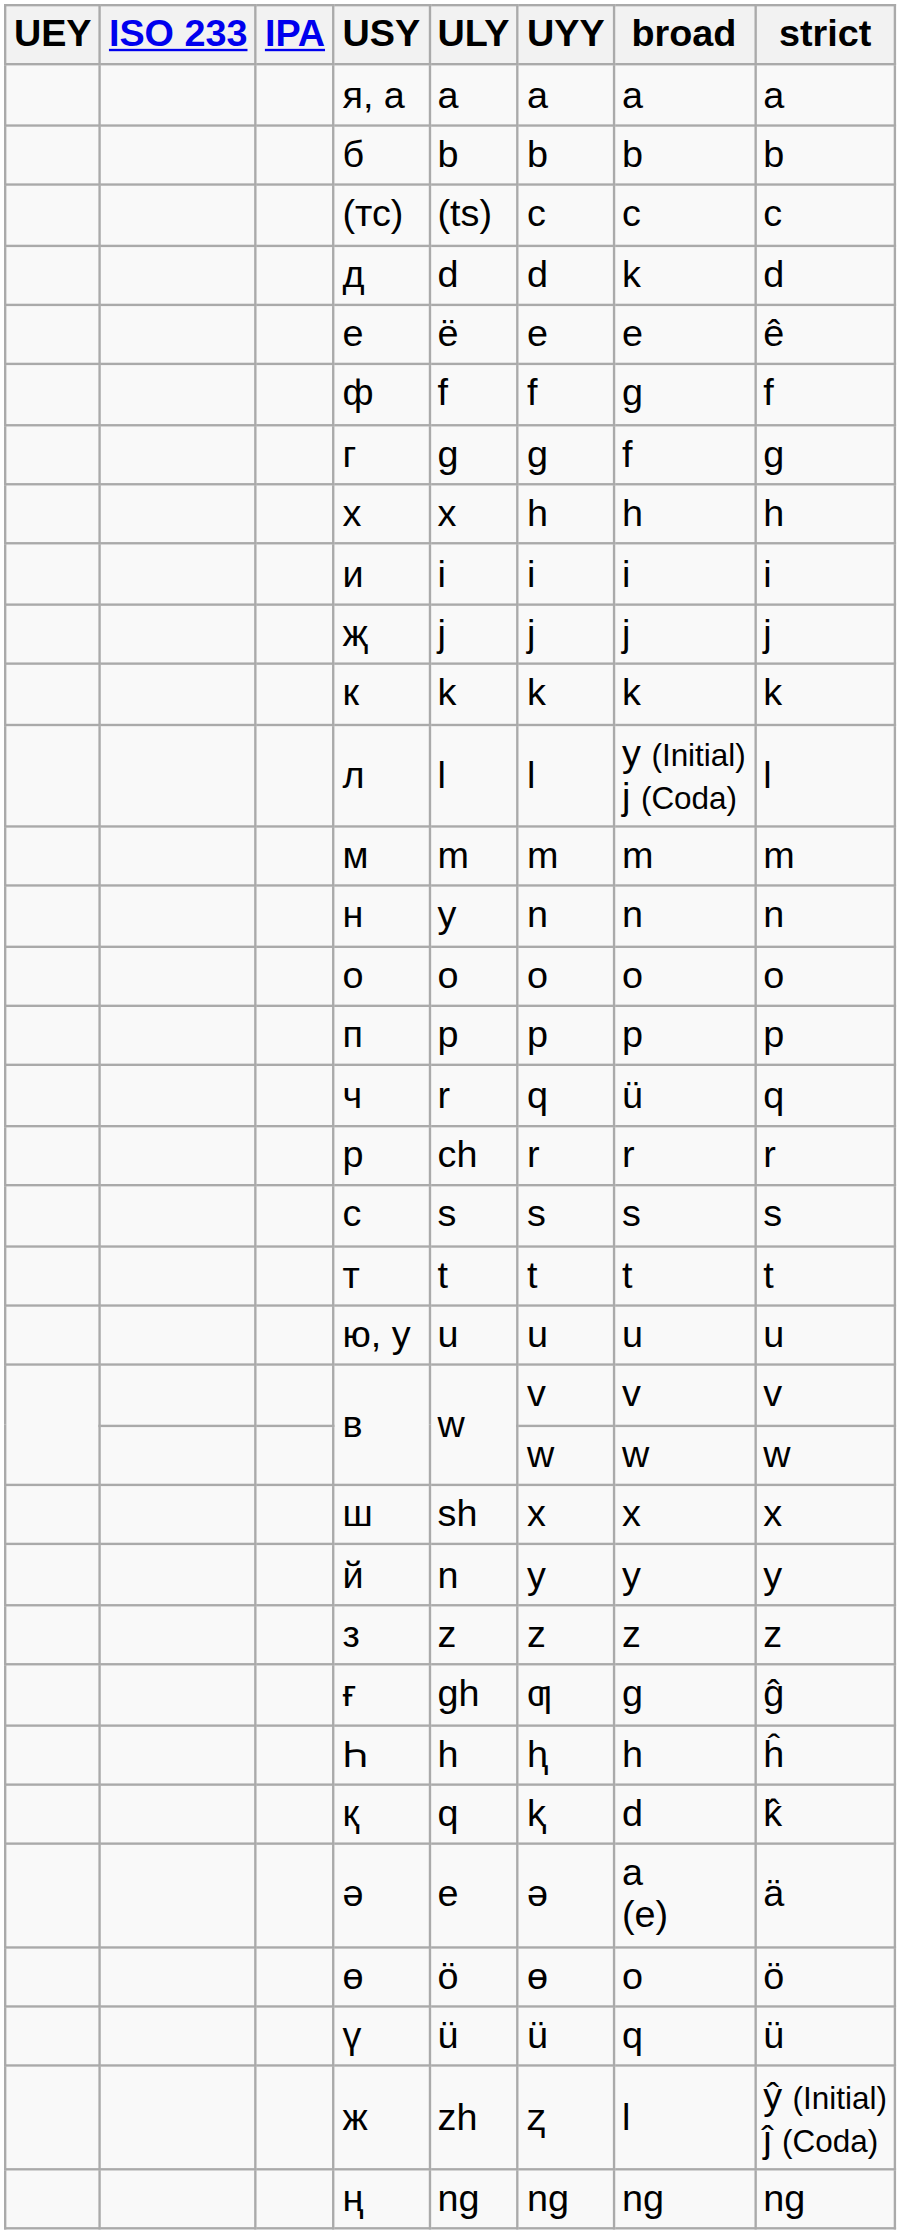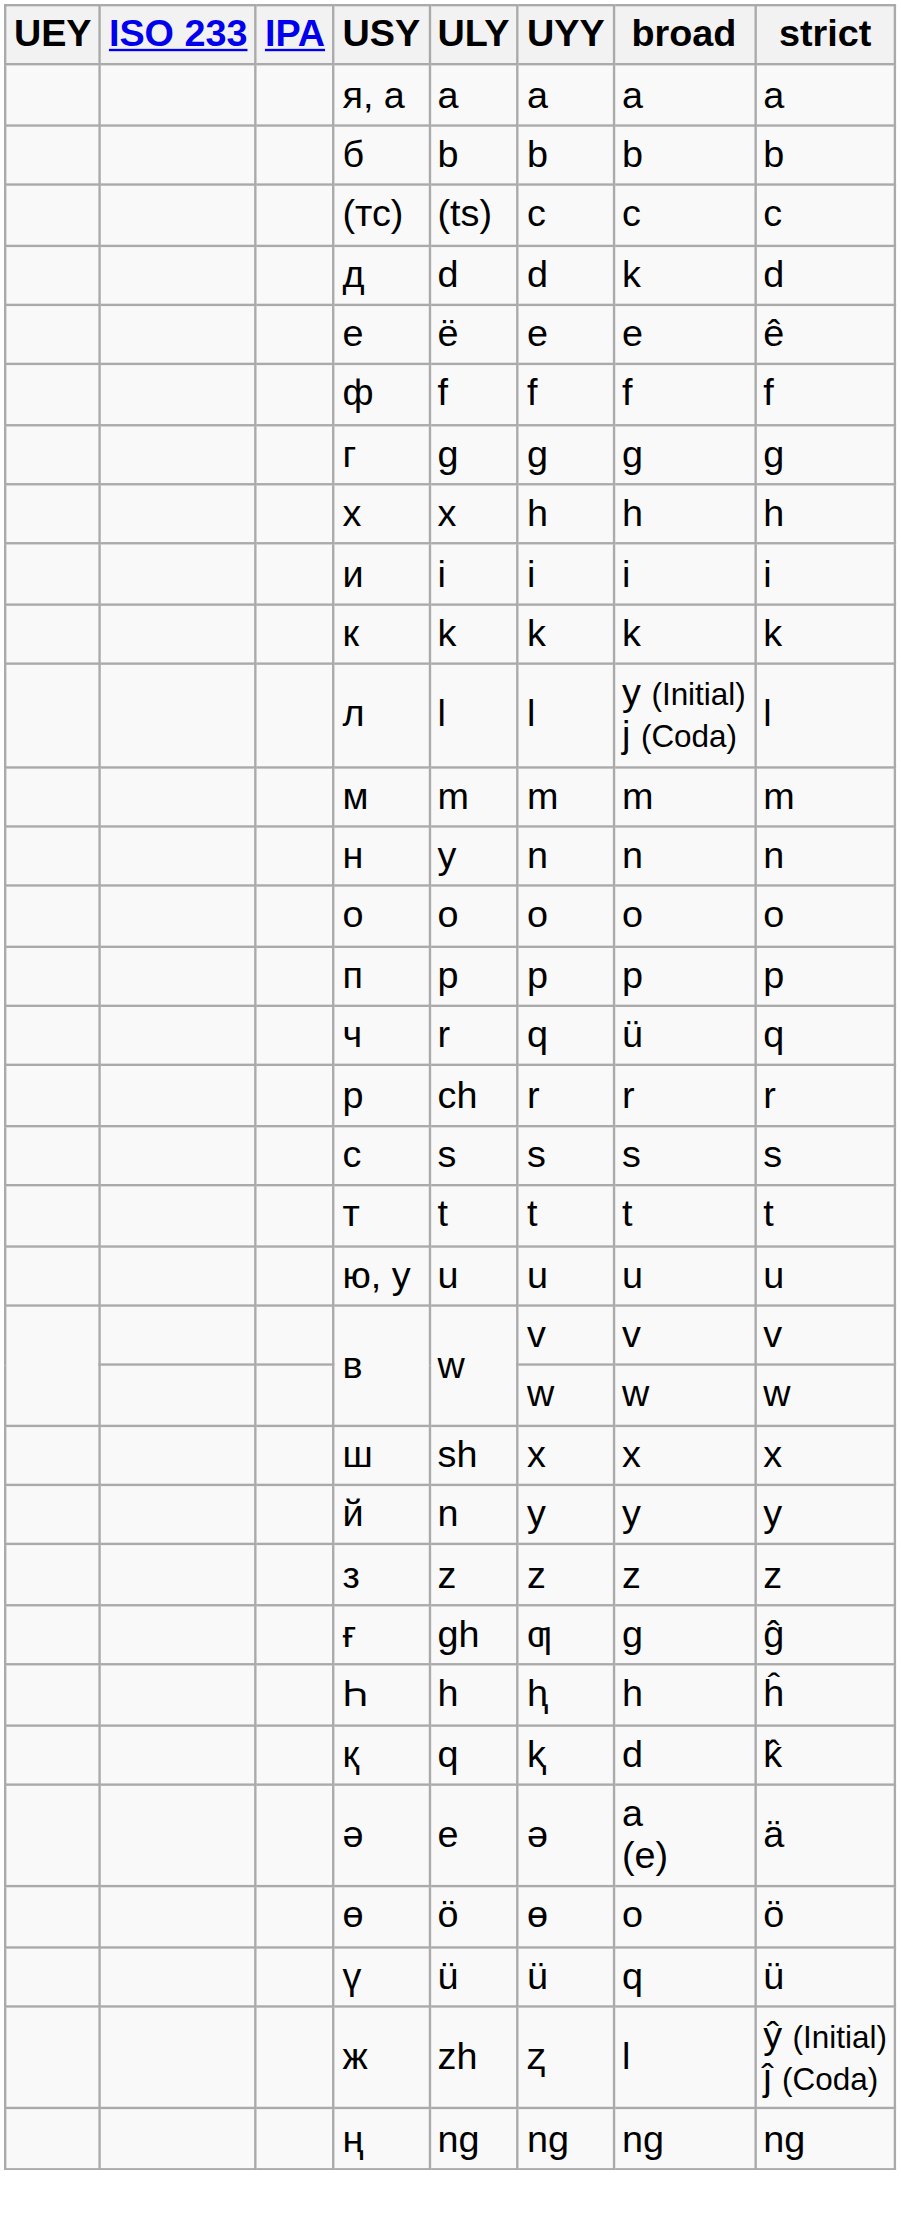(633, 393) g -> (627, 393) f
(627, 453) f -> (633, 453) g
- row: (53, 634)
